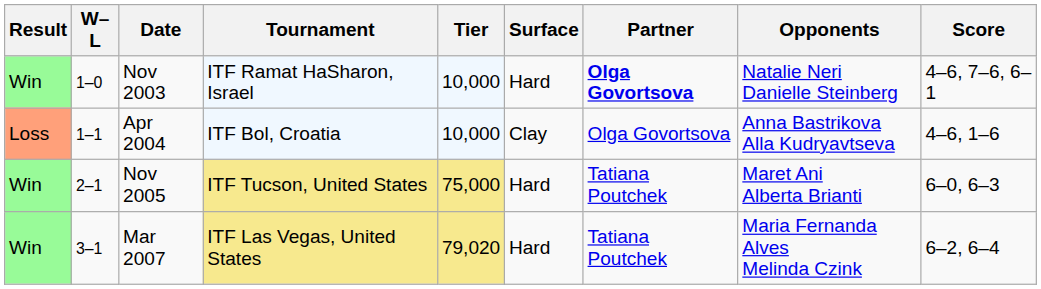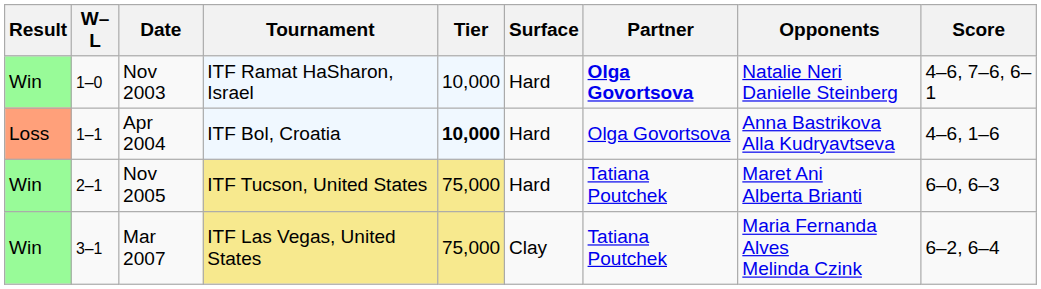(471, 133) normal -> (471, 133) bold
(528, 133) Clay -> (530, 133) Hard
(471, 247) 79,020 -> (471, 247) 75,000
(530, 247) Hard -> (528, 247) Clay
